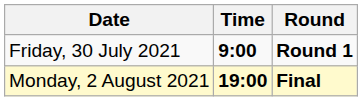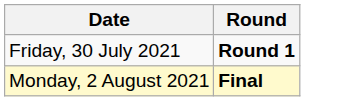- column: (243, 19)
